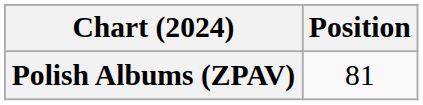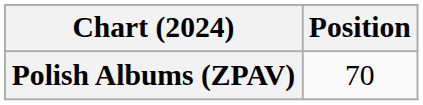(360, 74) 81 -> (360, 74) 70
